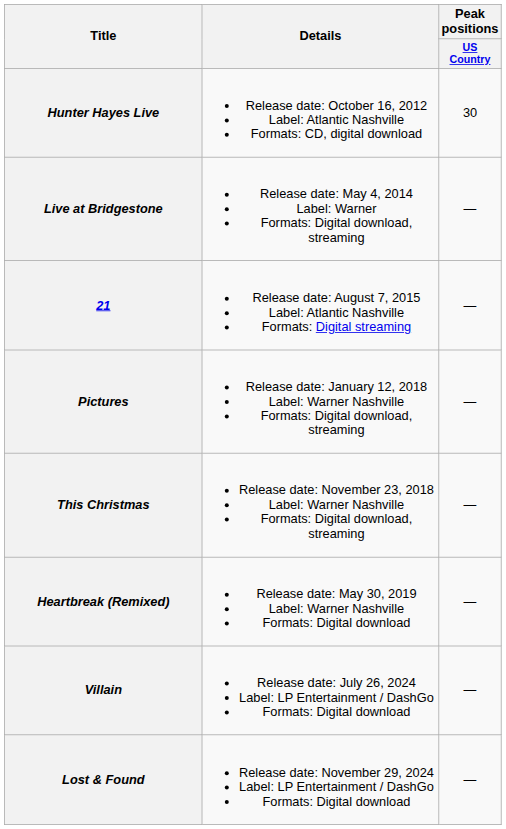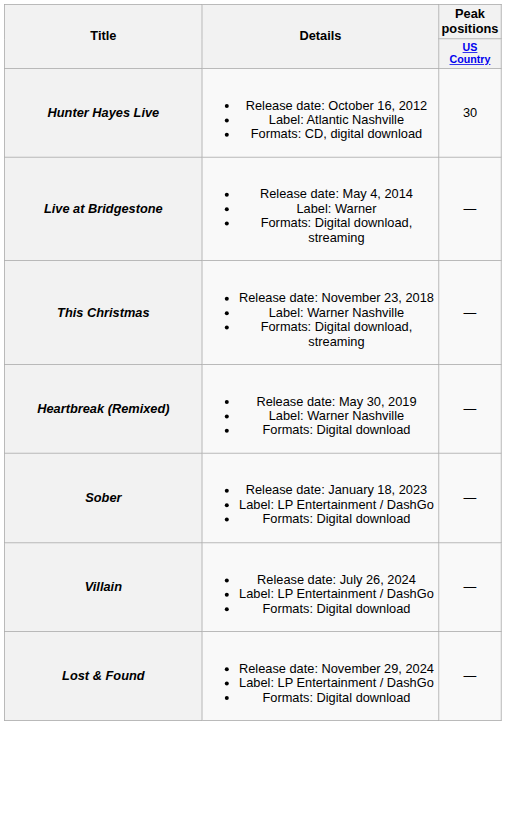- row: (103, 305)
- row: (103, 401)
+ row: (103, 498)
